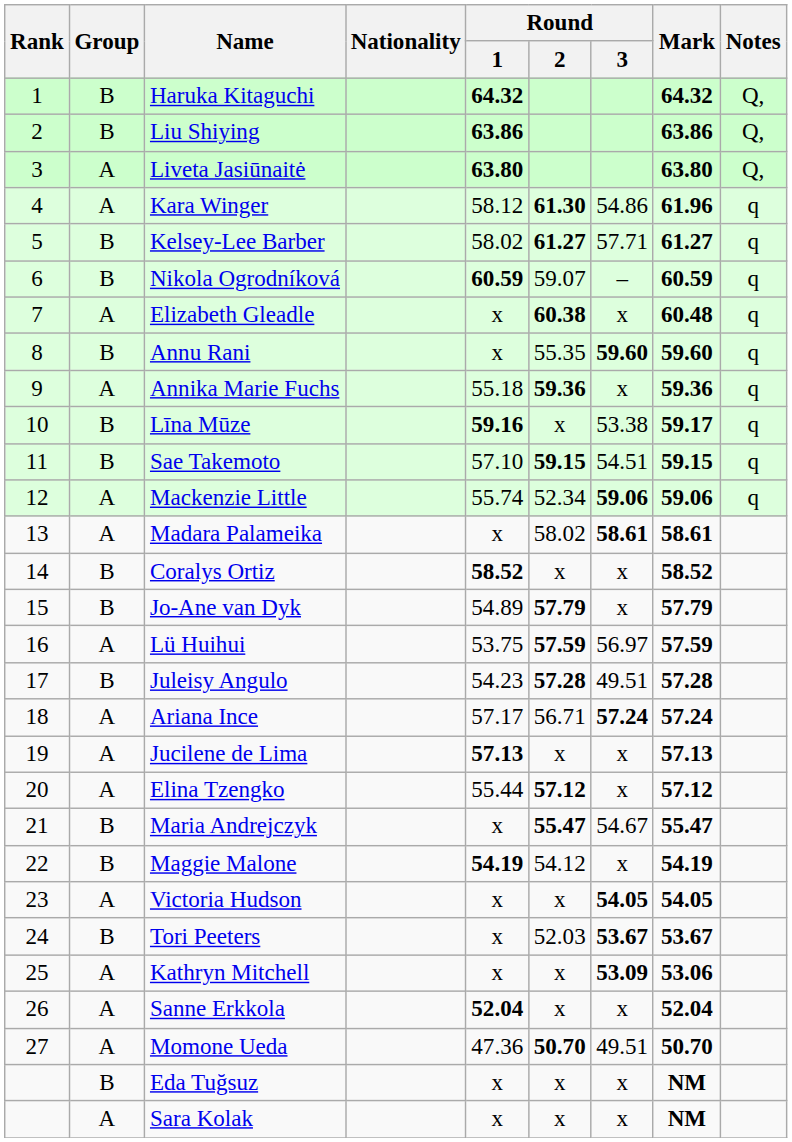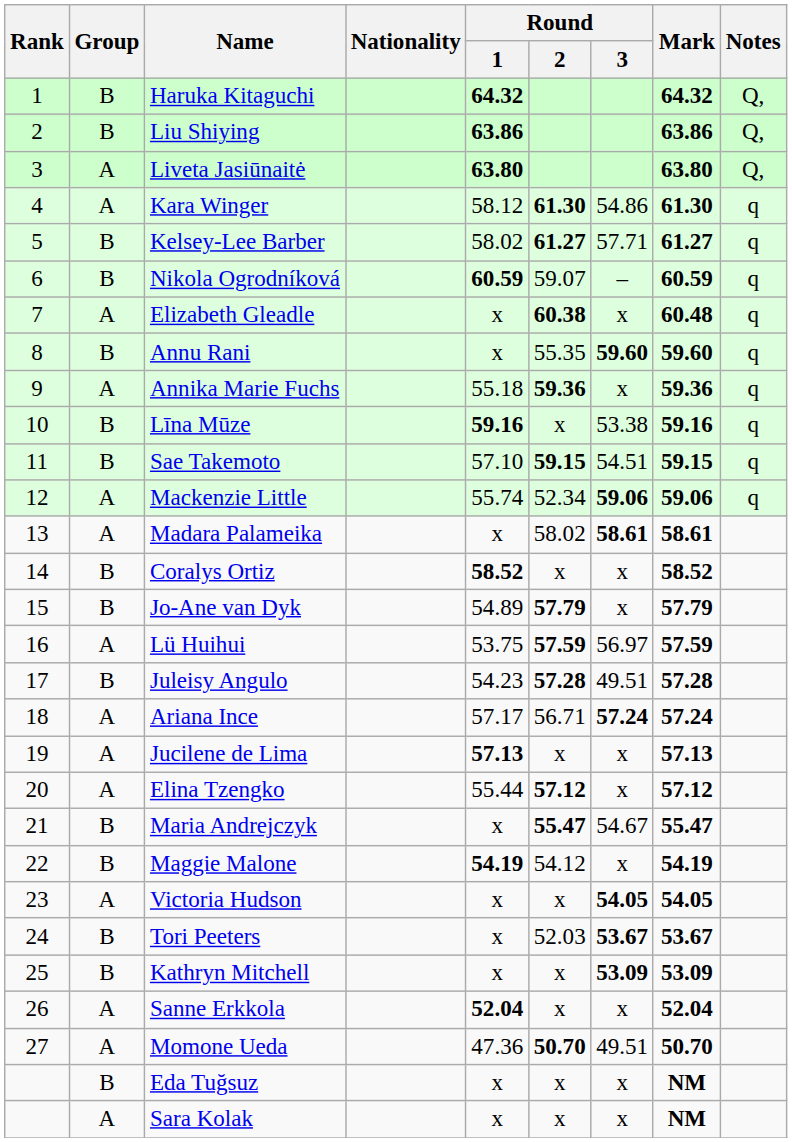(687, 205) 61.96 -> (687, 205) 61.30
(687, 424) 59.17 -> (687, 424) 59.16
(107, 972) A -> (107, 972) B
(687, 972) 53.06 -> (687, 972) 53.09
